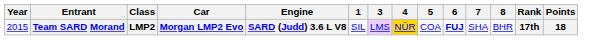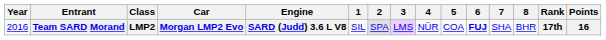+ column: (379, 12)
(17, 27) 2015 -> (17, 27) 2016
(405, 27) gold background -> (428, 27) no background
(561, 27) 18 -> (584, 27) 16
